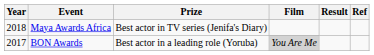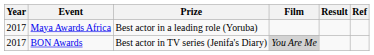(16, 27) 2018 -> (16, 27) 2017
(191, 27) Best actor in TV series (Jenifa's Diary) -> (187, 27) Best actor in a leading role (Yoruba)
(187, 43) Best actor in a leading role (Yoruba) -> (191, 43) Best actor in TV series (Jenifa's Diary)
